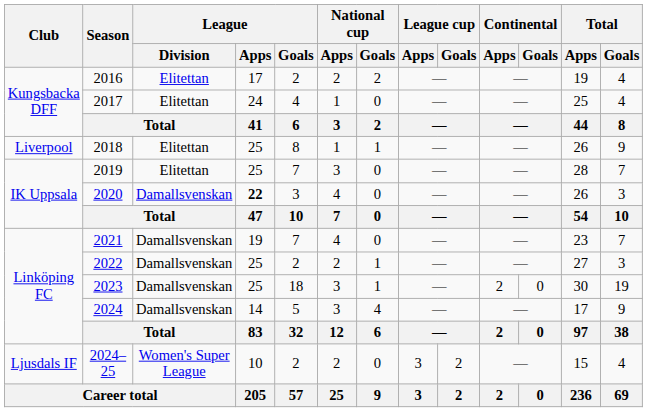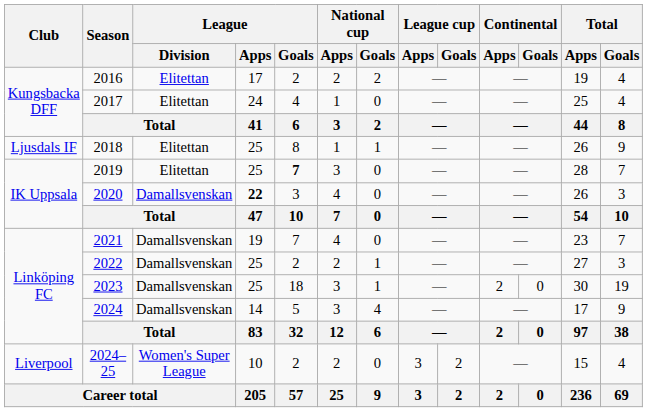(44, 147) Liverpool -> (44, 147) Ljusdals IF
(296, 170) normal -> (296, 170) bold
(44, 363) Ljusdals IF -> (44, 363) Liverpool
